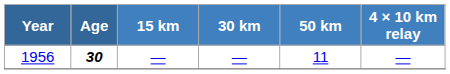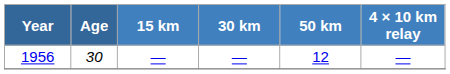(94, 57) bold -> (94, 57) normal
(321, 57) 11 -> (321, 57) 12
